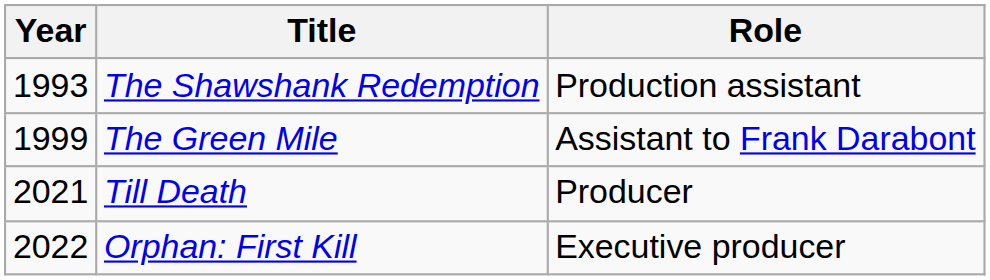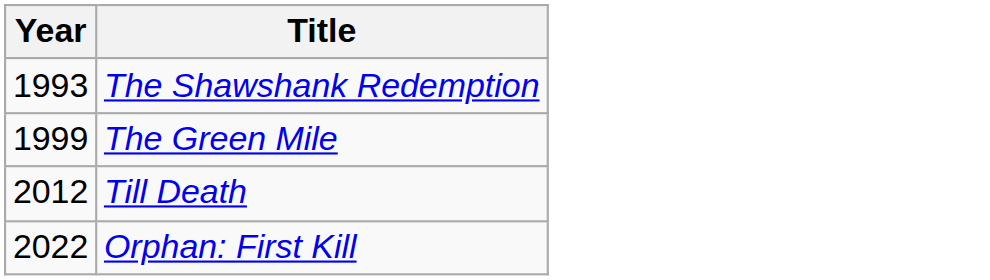- column: (765, 31)
(51, 192) 2021 -> (51, 192) 2012
